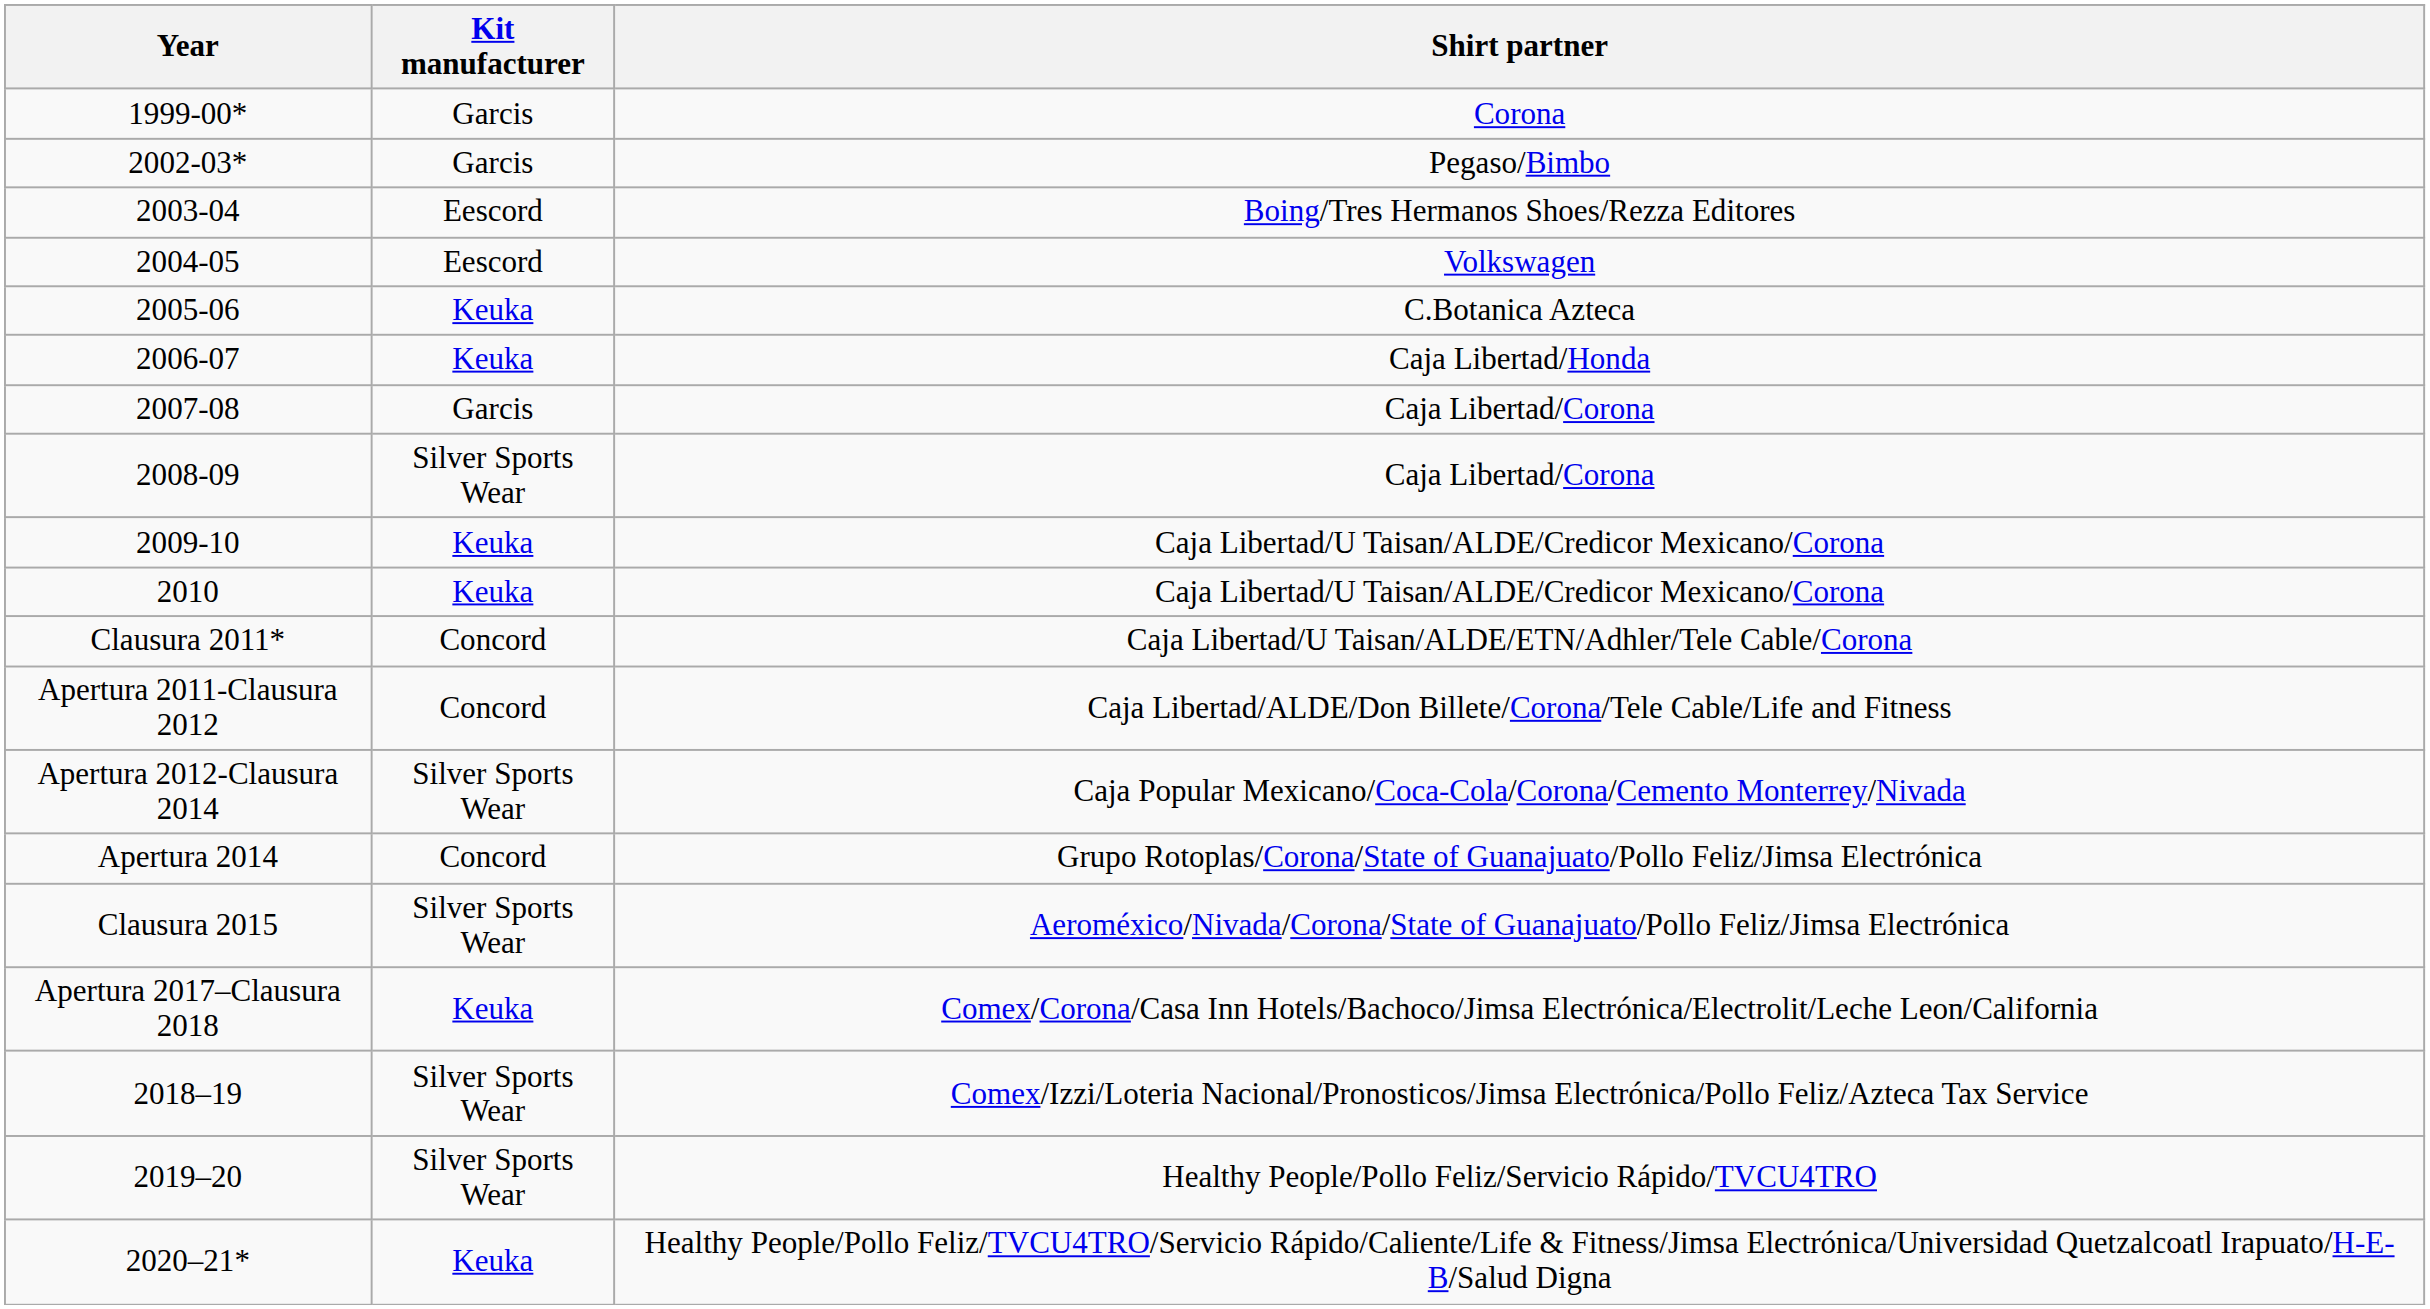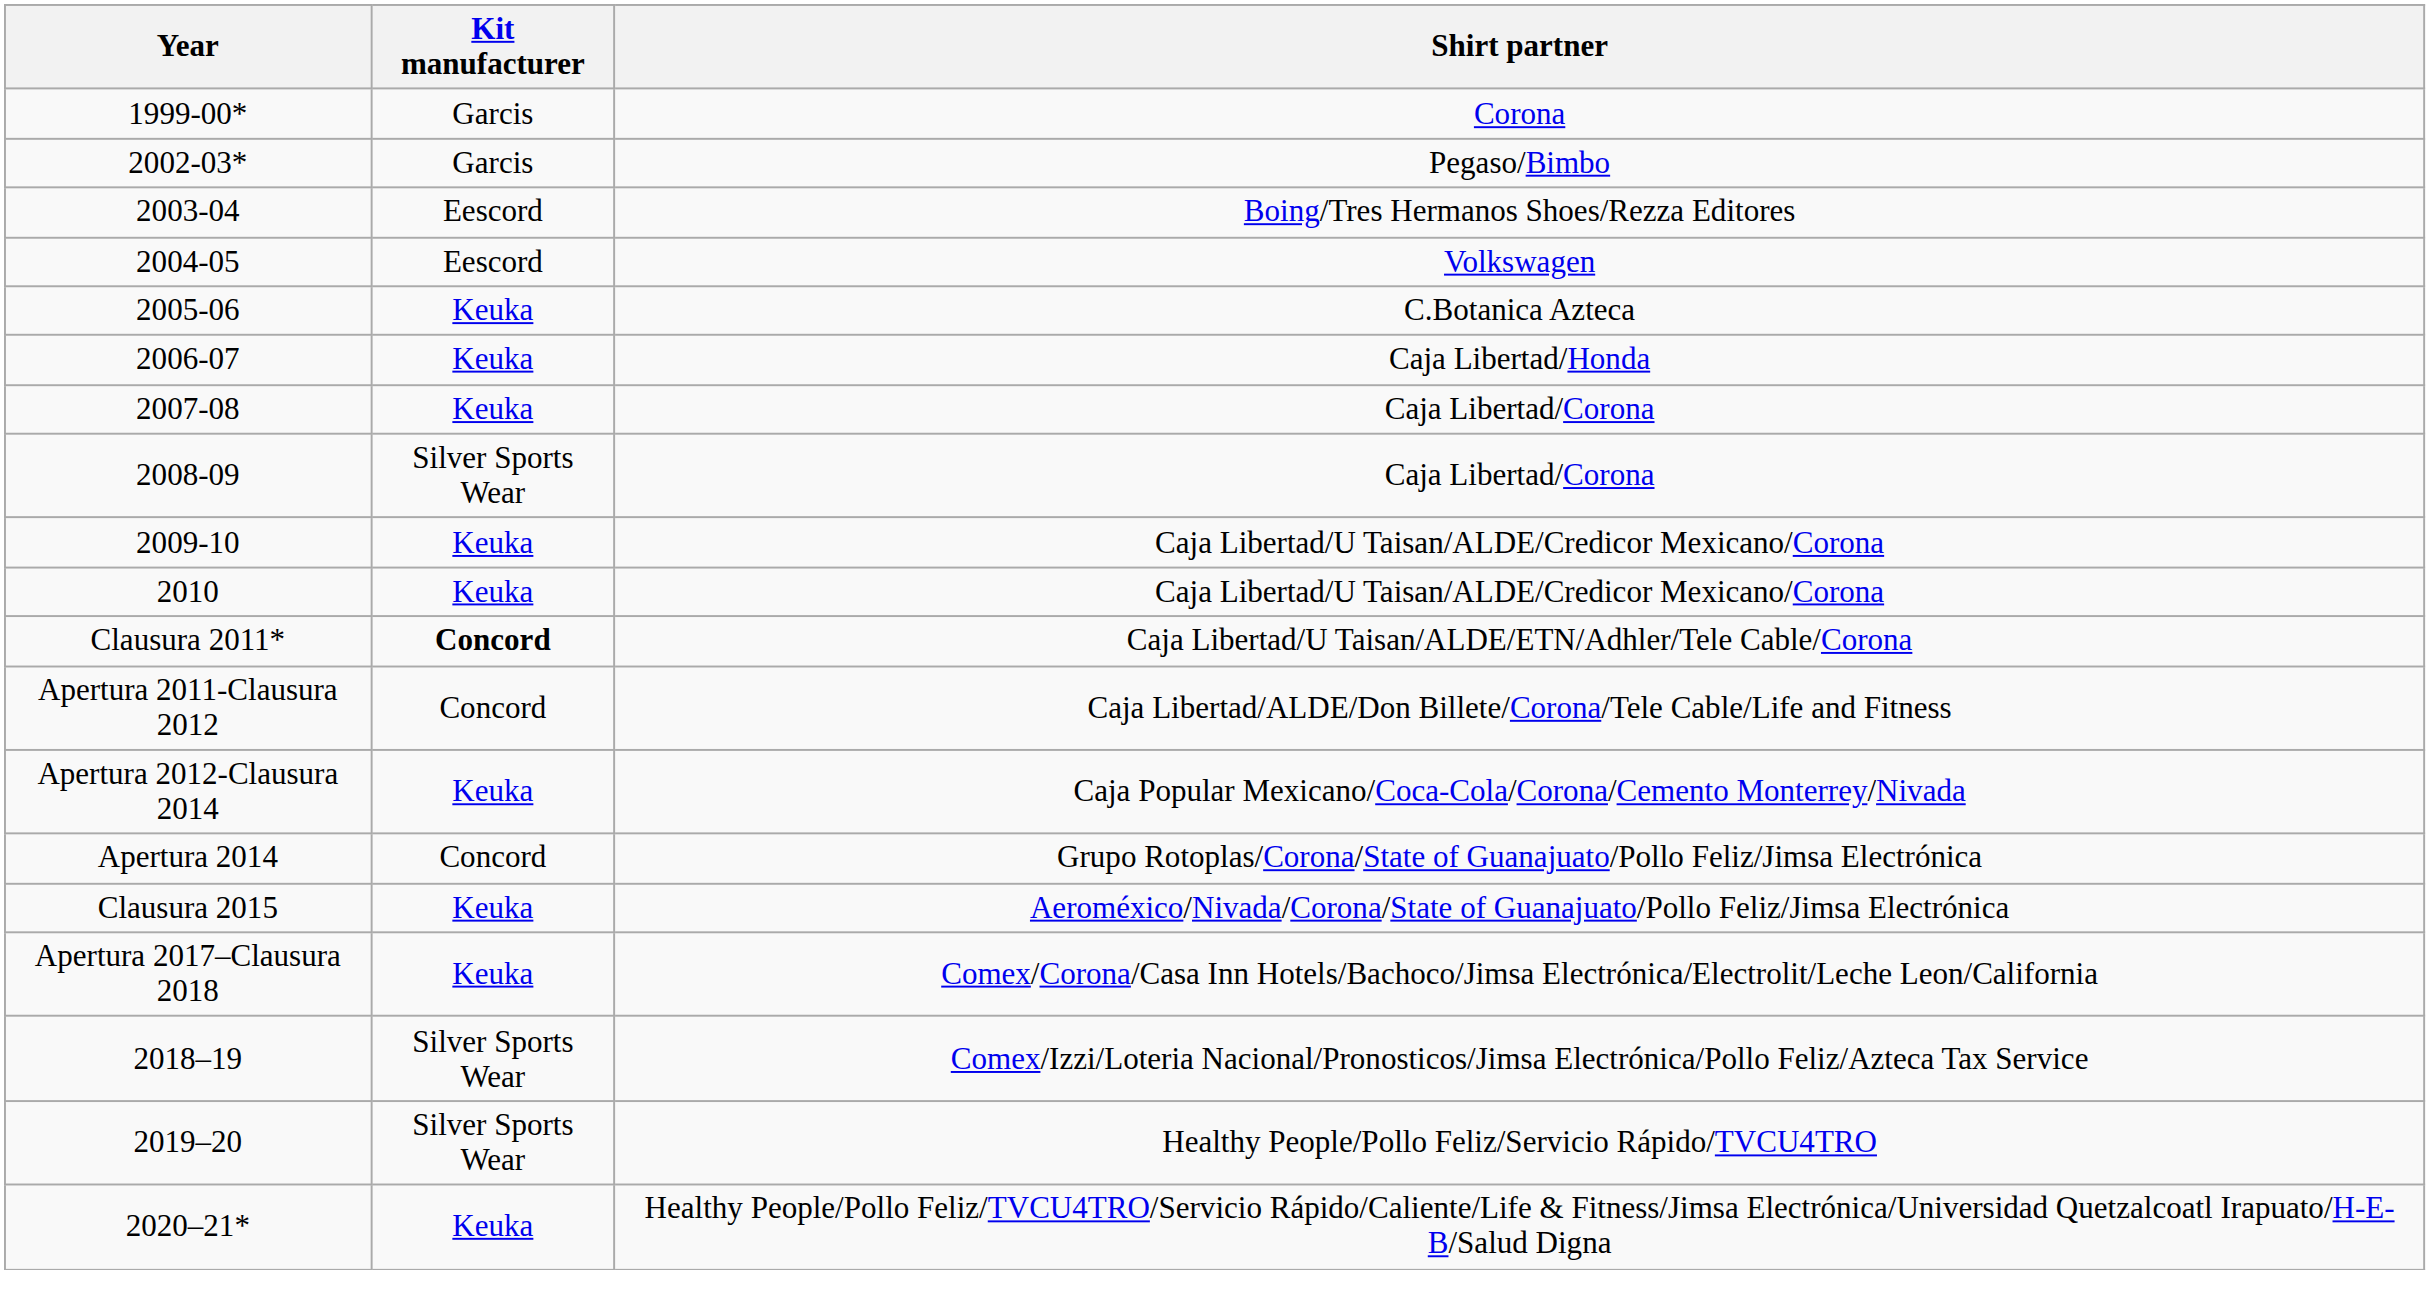(493, 408) Garcis -> (493, 408) Keuka
(493, 640) normal -> (493, 640) bold
(493, 791) Silver Sports Wear -> (493, 791) Keuka
(493, 924) Silver Sports Wear -> (493, 907) Keuka
